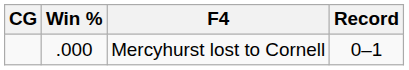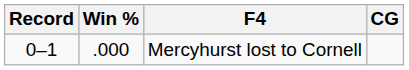columns swapped: (366, 19) <-> (23, 19)
